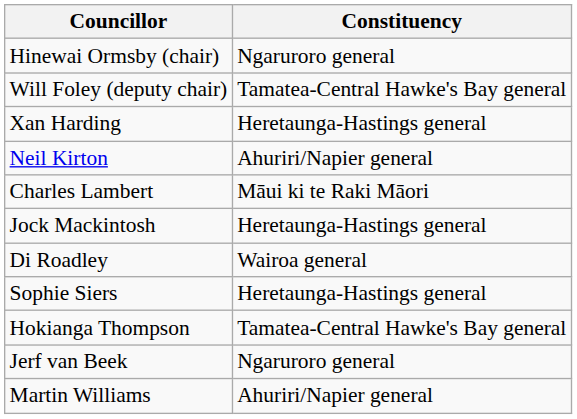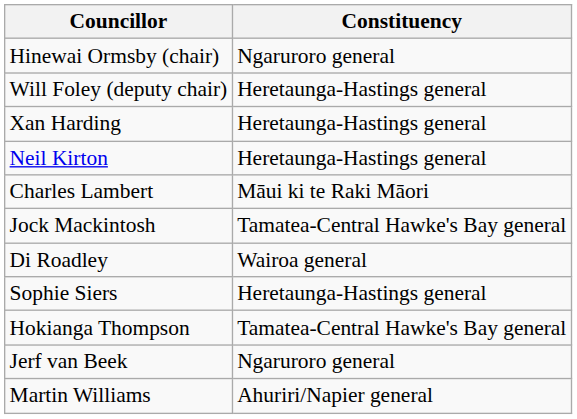(402, 89) Tamatea-Central Hawke's Bay general -> (362, 89) Heretaunga-Hastings general
(335, 157) Ahuriri/Napier general -> (362, 157) Heretaunga-Hastings general
(362, 225) Heretaunga-Hastings general -> (402, 225) Tamatea-Central Hawke's Bay general
